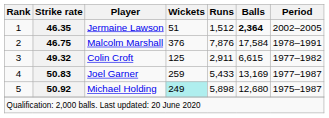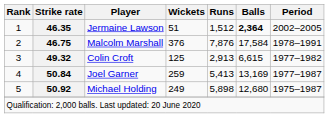(221, 58) 2,911 -> (222, 58) 2,913
(59, 74) 50.83 -> (59, 74) 50.84
(222, 74) 5,433 -> (222, 74) 5,413
(176, 89) paleturquoise background -> (176, 89) no background
